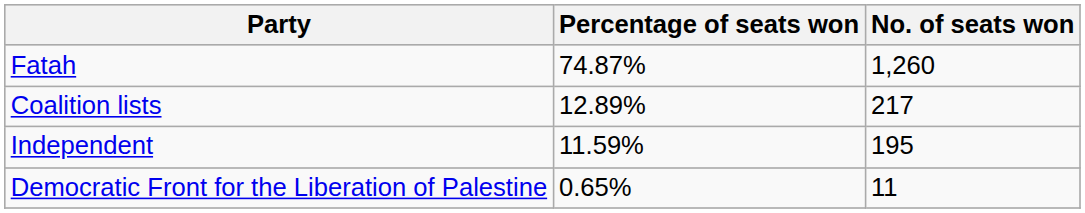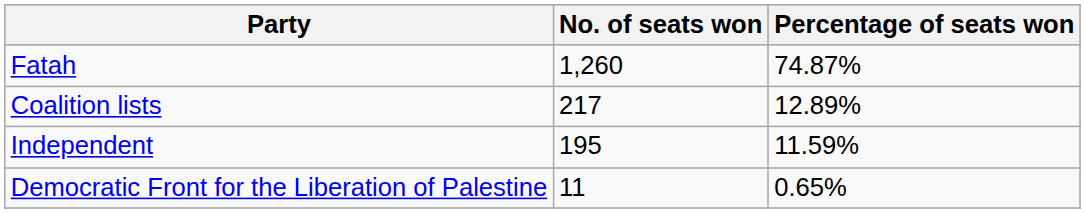columns swapped: (973, 24) <-> (709, 24)
